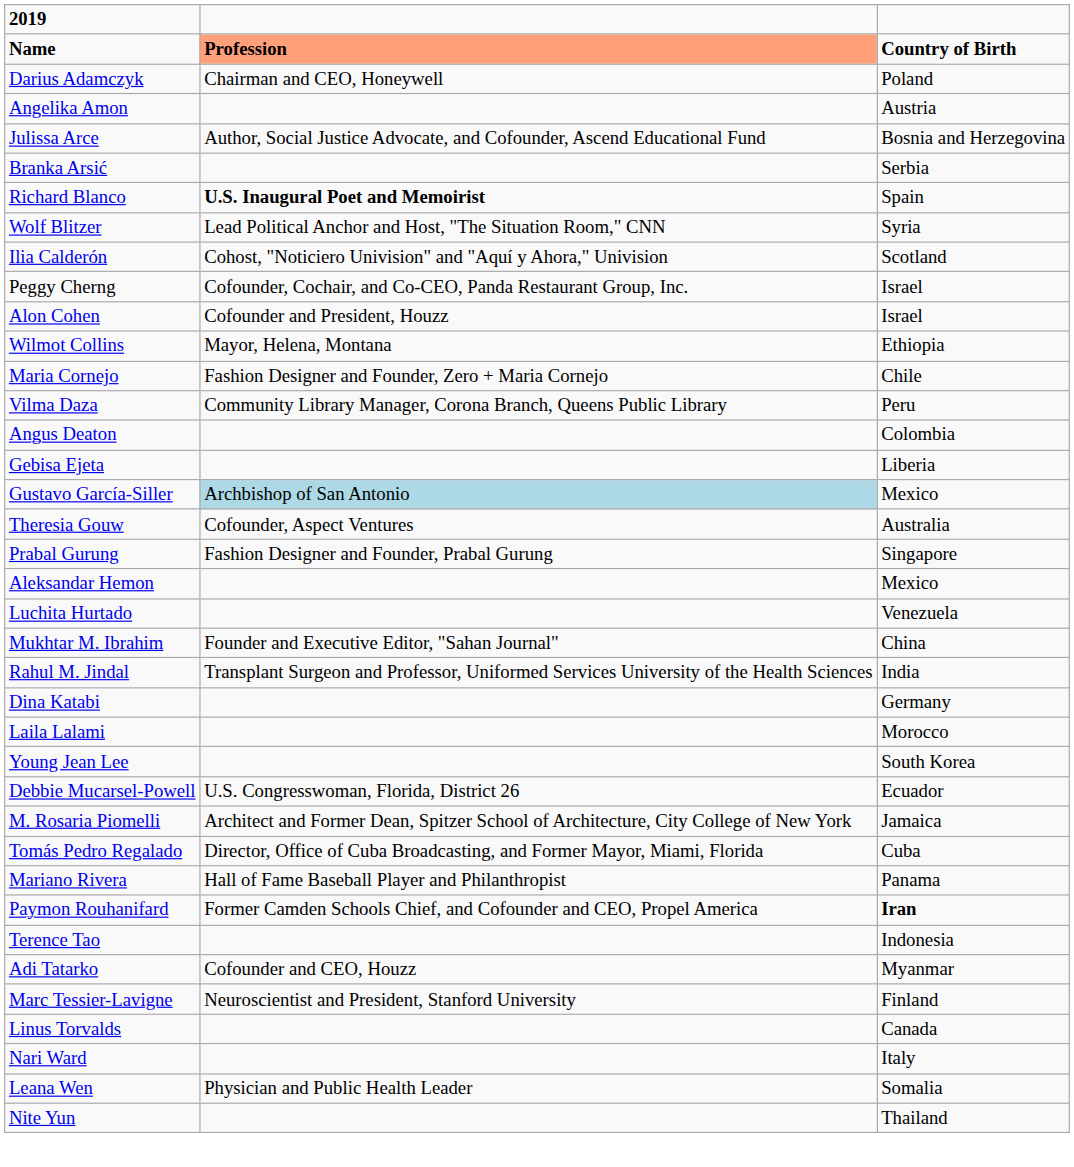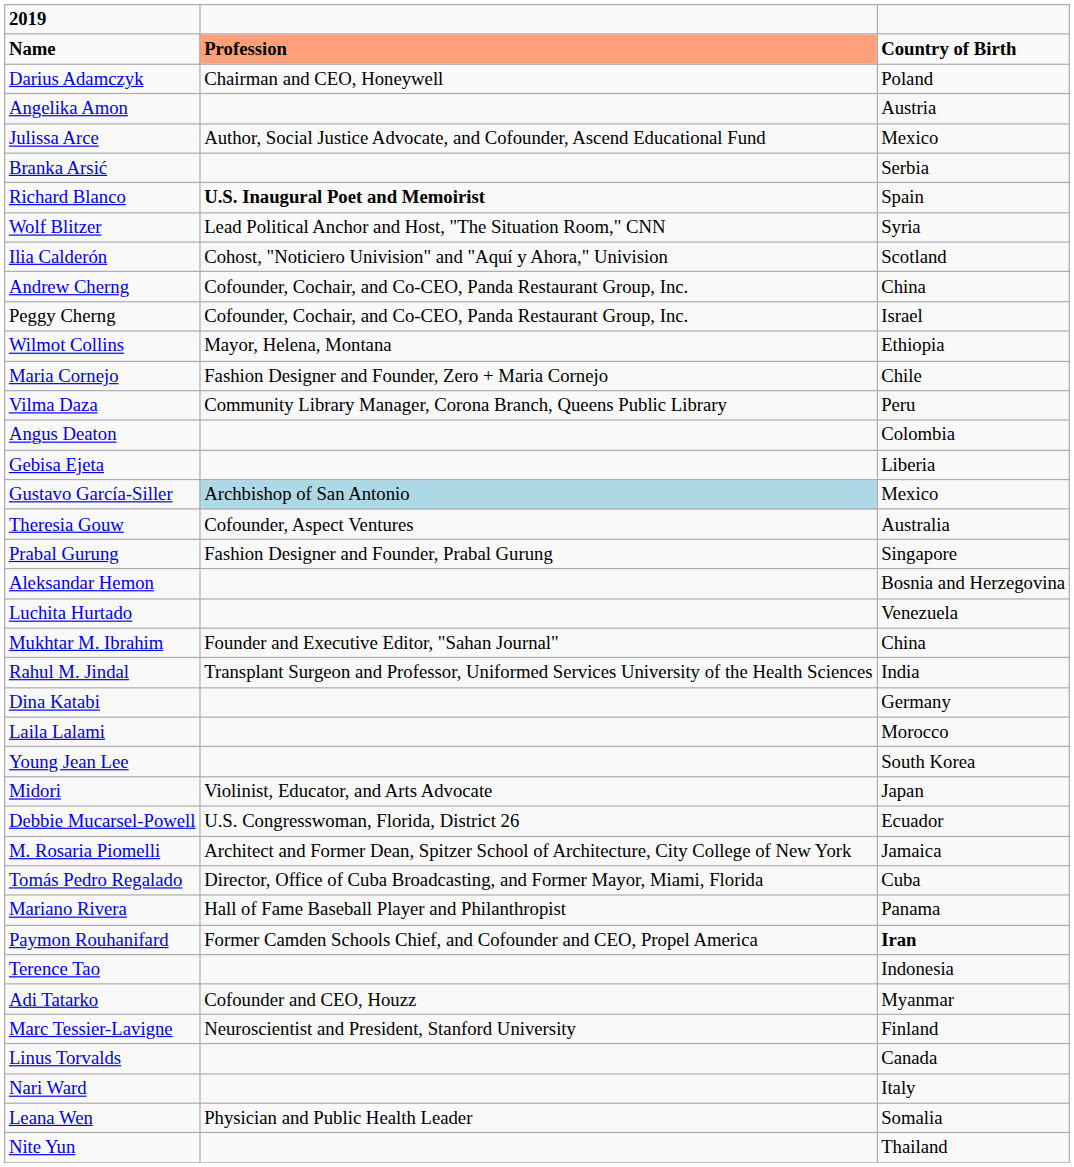(973, 138) Bosnia and Herzegovina -> (910, 138) Mexico
+ row: (69, 286)
- row: (54, 316)
(910, 583) Mexico -> (973, 583) Bosnia and Herzegovina
+ row: (35, 791)
